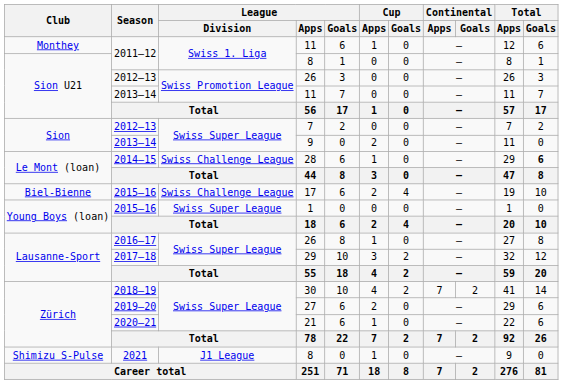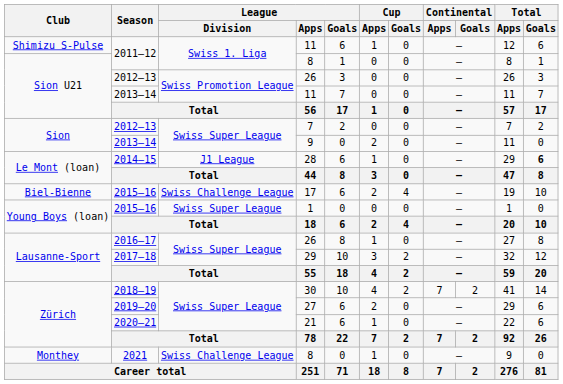(58, 45) Monthey -> (58, 45) Shimizu S-Pulse
(227, 159) Swiss Challenge League -> (227, 159) J1 League
(58, 355) Shimizu S-Pulse -> (58, 355) Monthey
(227, 355) J1 League -> (227, 355) Swiss Challenge League
